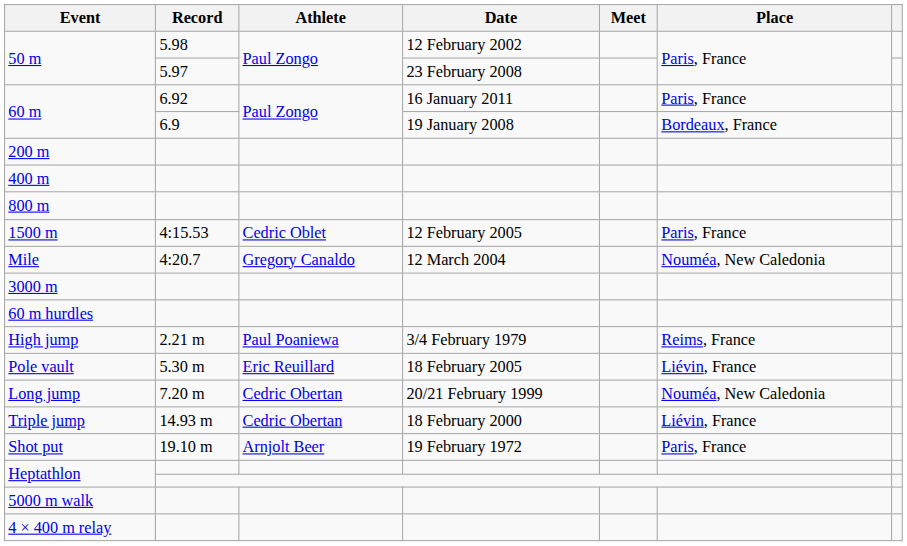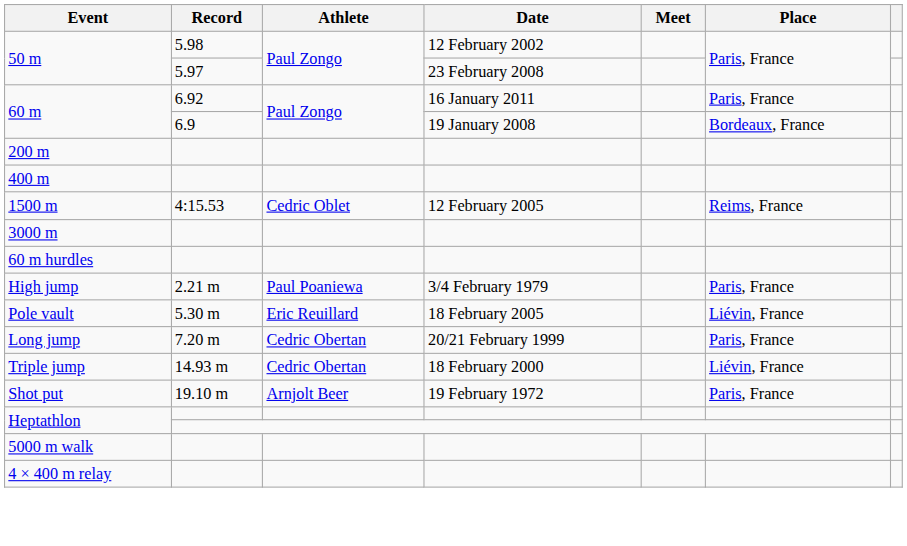- row: (29, 205)
(704, 232) Paris, France -> (756, 205) Reims, France
- row: (24, 259)
(708, 339) Reims, France -> (751, 286) Paris, France
(743, 393) Nouméa, New Caledonia -> (751, 339) Paris, France
